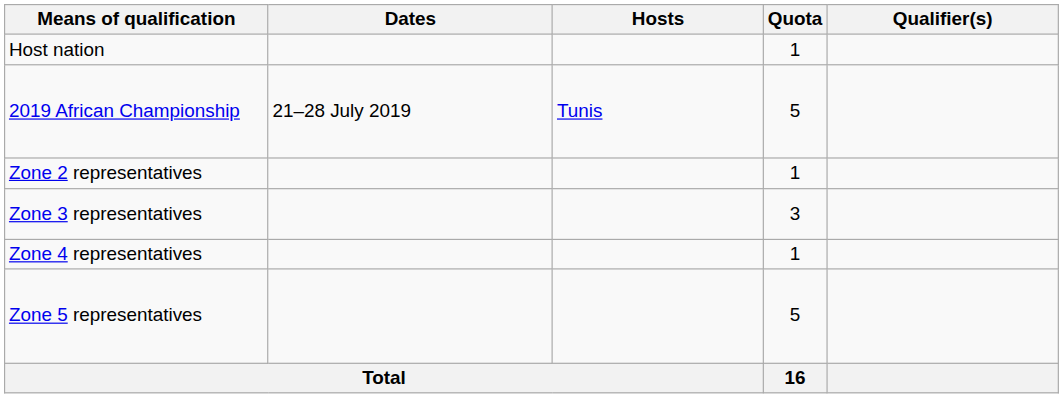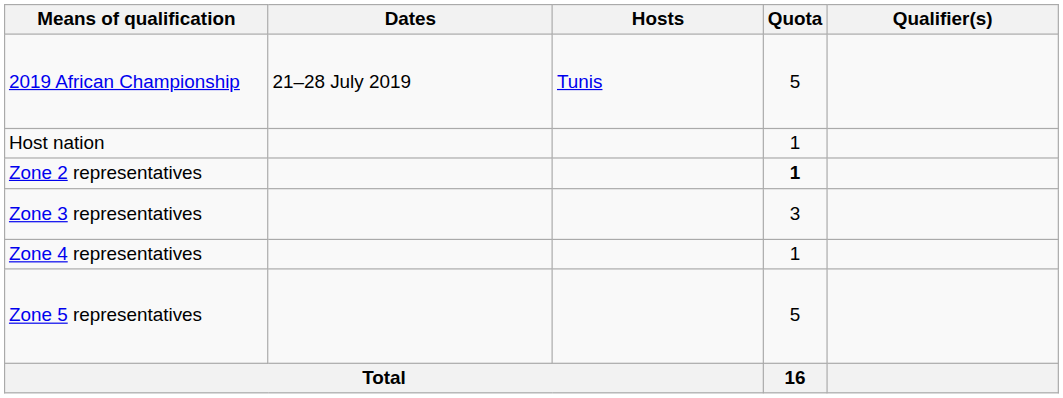rows swapped: (57, 49) <-> (124, 111)
(795, 173) normal -> (795, 173) bold
